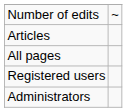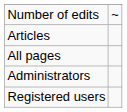rows swapped: (56, 76) <-> (49, 96)
